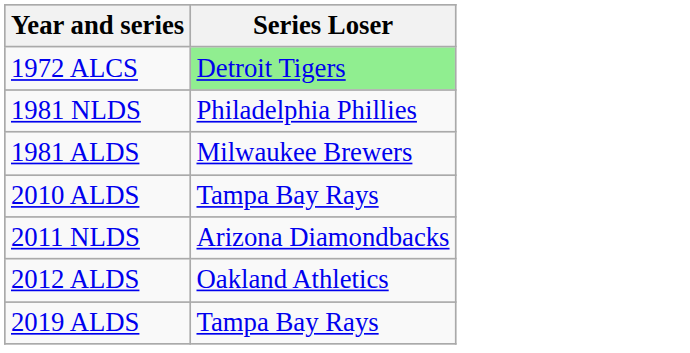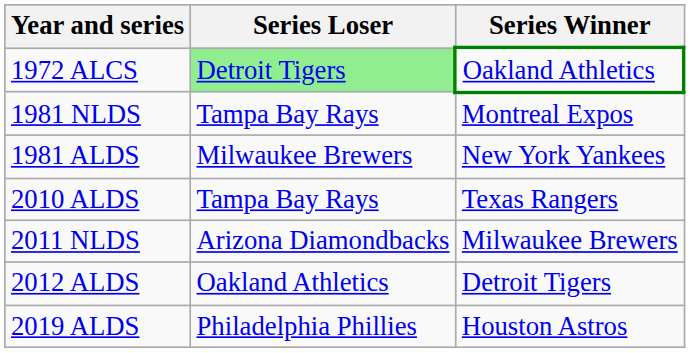+ column: (570, 25)
(307, 110) Philadelphia Phillies -> (288, 113) Tampa Bay Rays
(288, 322) Tampa Bay Rays -> (307, 325) Philadelphia Phillies
